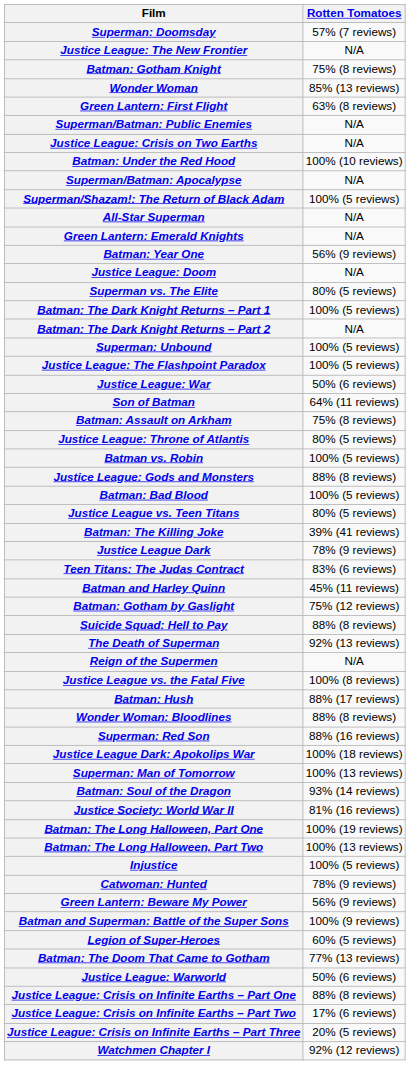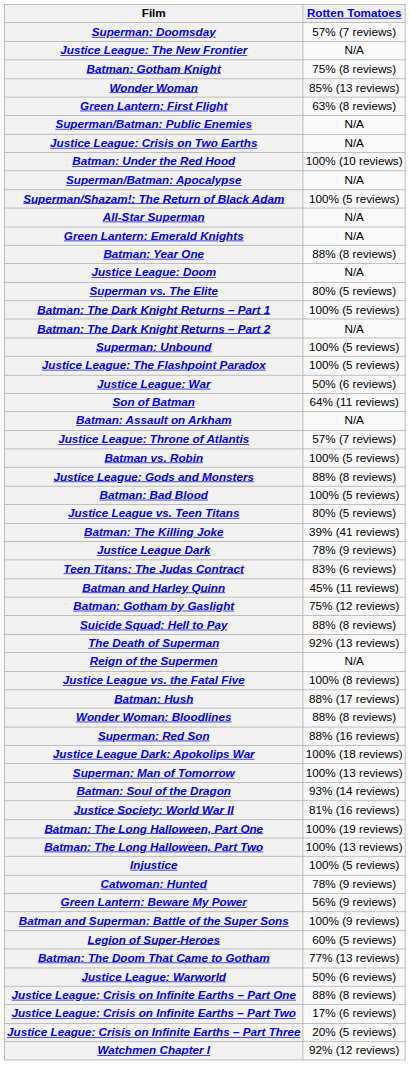(354, 254) 56% (9 reviews) -> (354, 254) 88% (8 reviews)
(354, 421) 75% (8 reviews) -> (354, 421) N/A
(354, 439) 80% (5 reviews) -> (354, 439) 57% (7 reviews)
